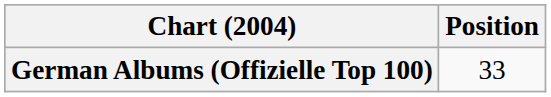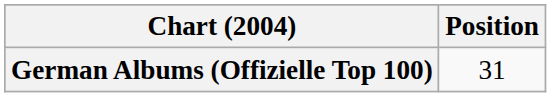(492, 69) 33 -> (492, 69) 31
